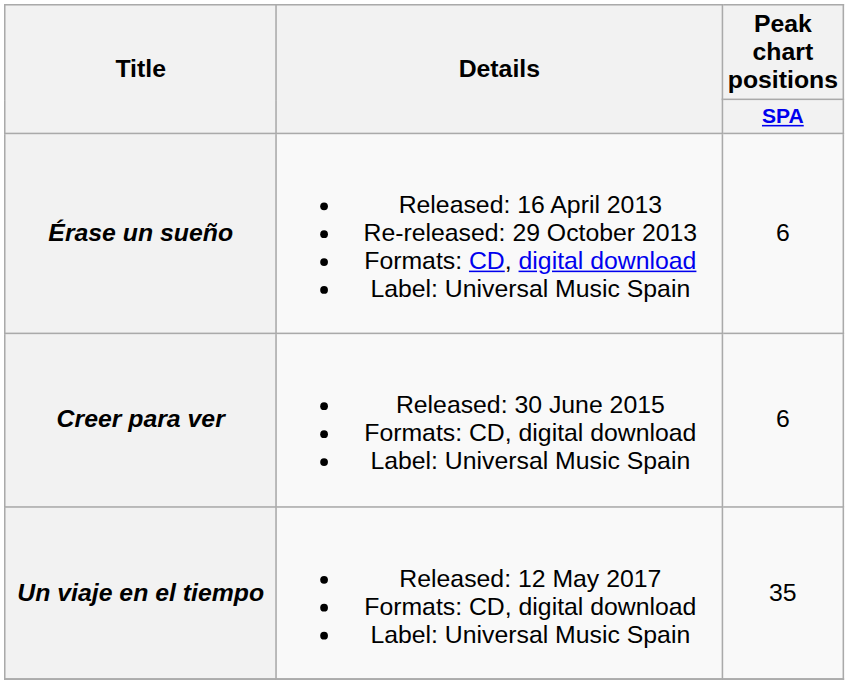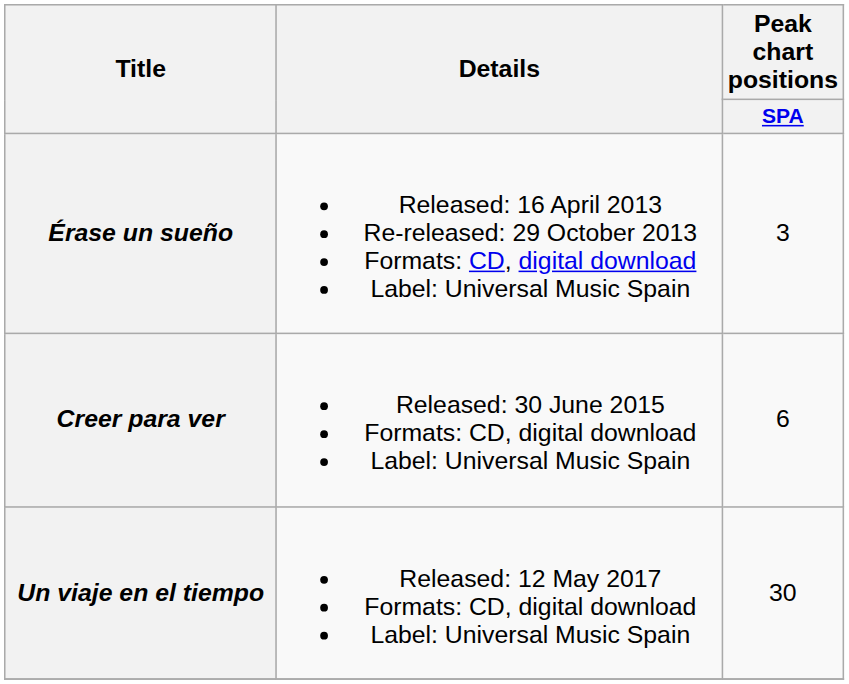(783, 233) 6 -> (783, 233) 3
(783, 592) 35 -> (783, 592) 30
